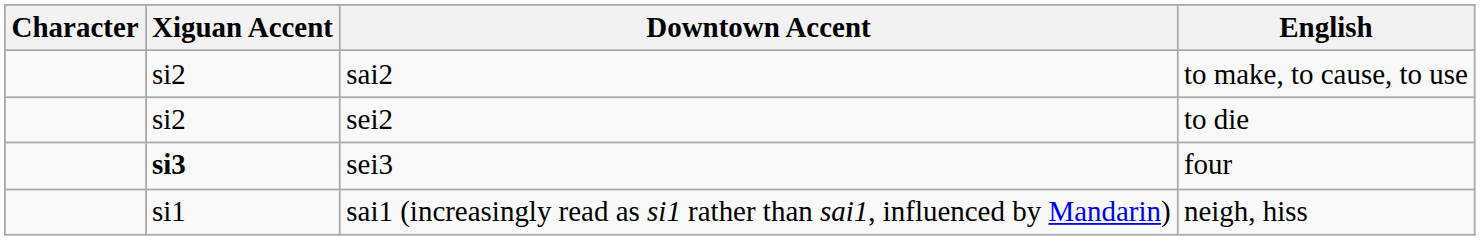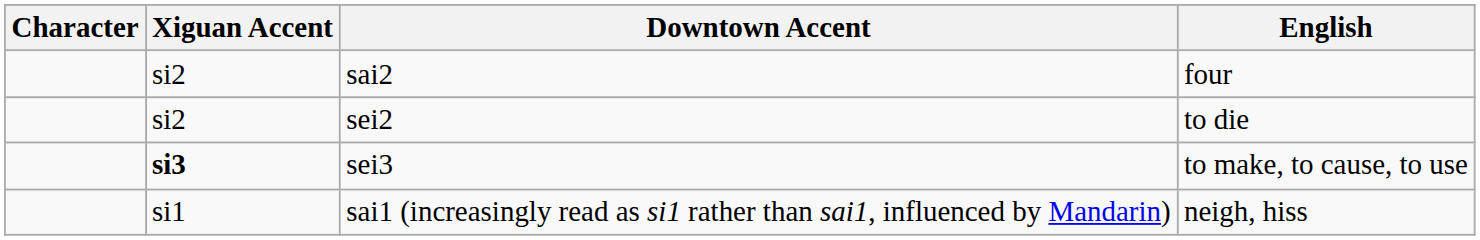(1326, 73) to make, to cause, to use -> (1208, 73) four
(1208, 165) four -> (1326, 165) to make, to cause, to use
